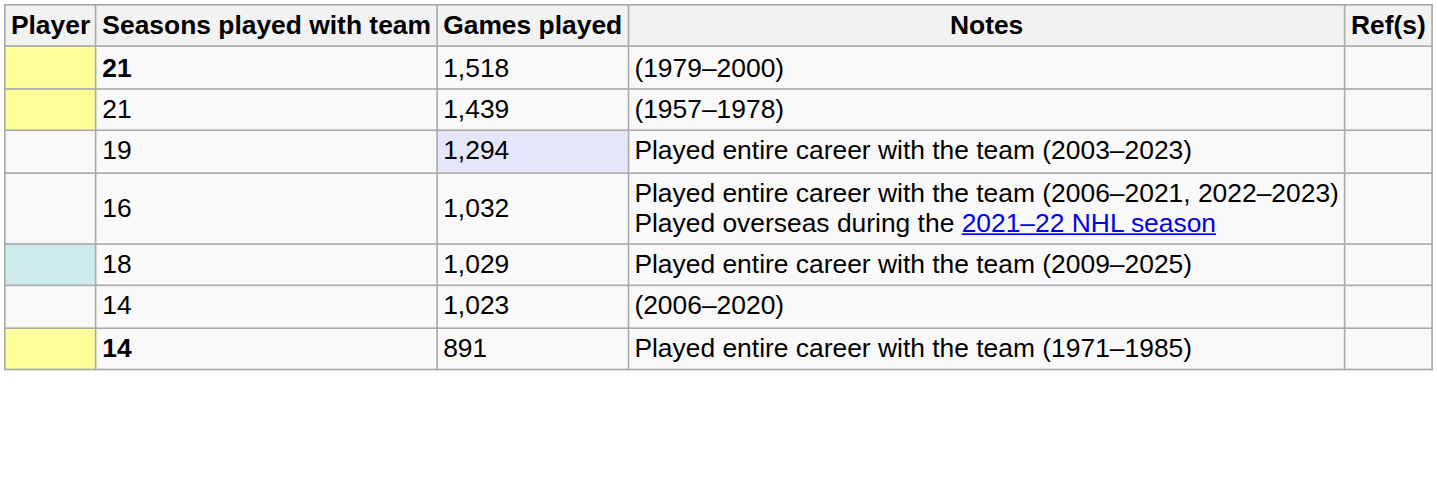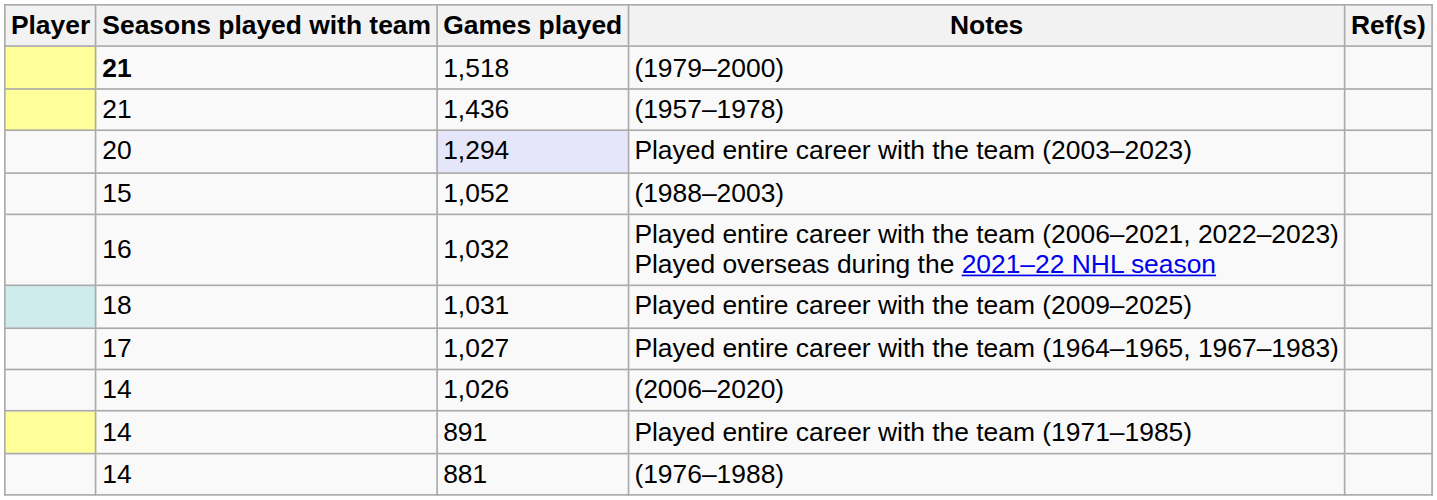(476, 109) 1,439 -> (476, 109) 1,436
(117, 151) 19 -> (117, 151) 20
+ row: (709, 192)
(476, 264) 1,029 -> (476, 306) 1,031
+ row: (987, 348)
(476, 306) 1,023 -> (476, 390) 1,026
(117, 348) bold -> (117, 431) normal
+ row: (709, 473)
